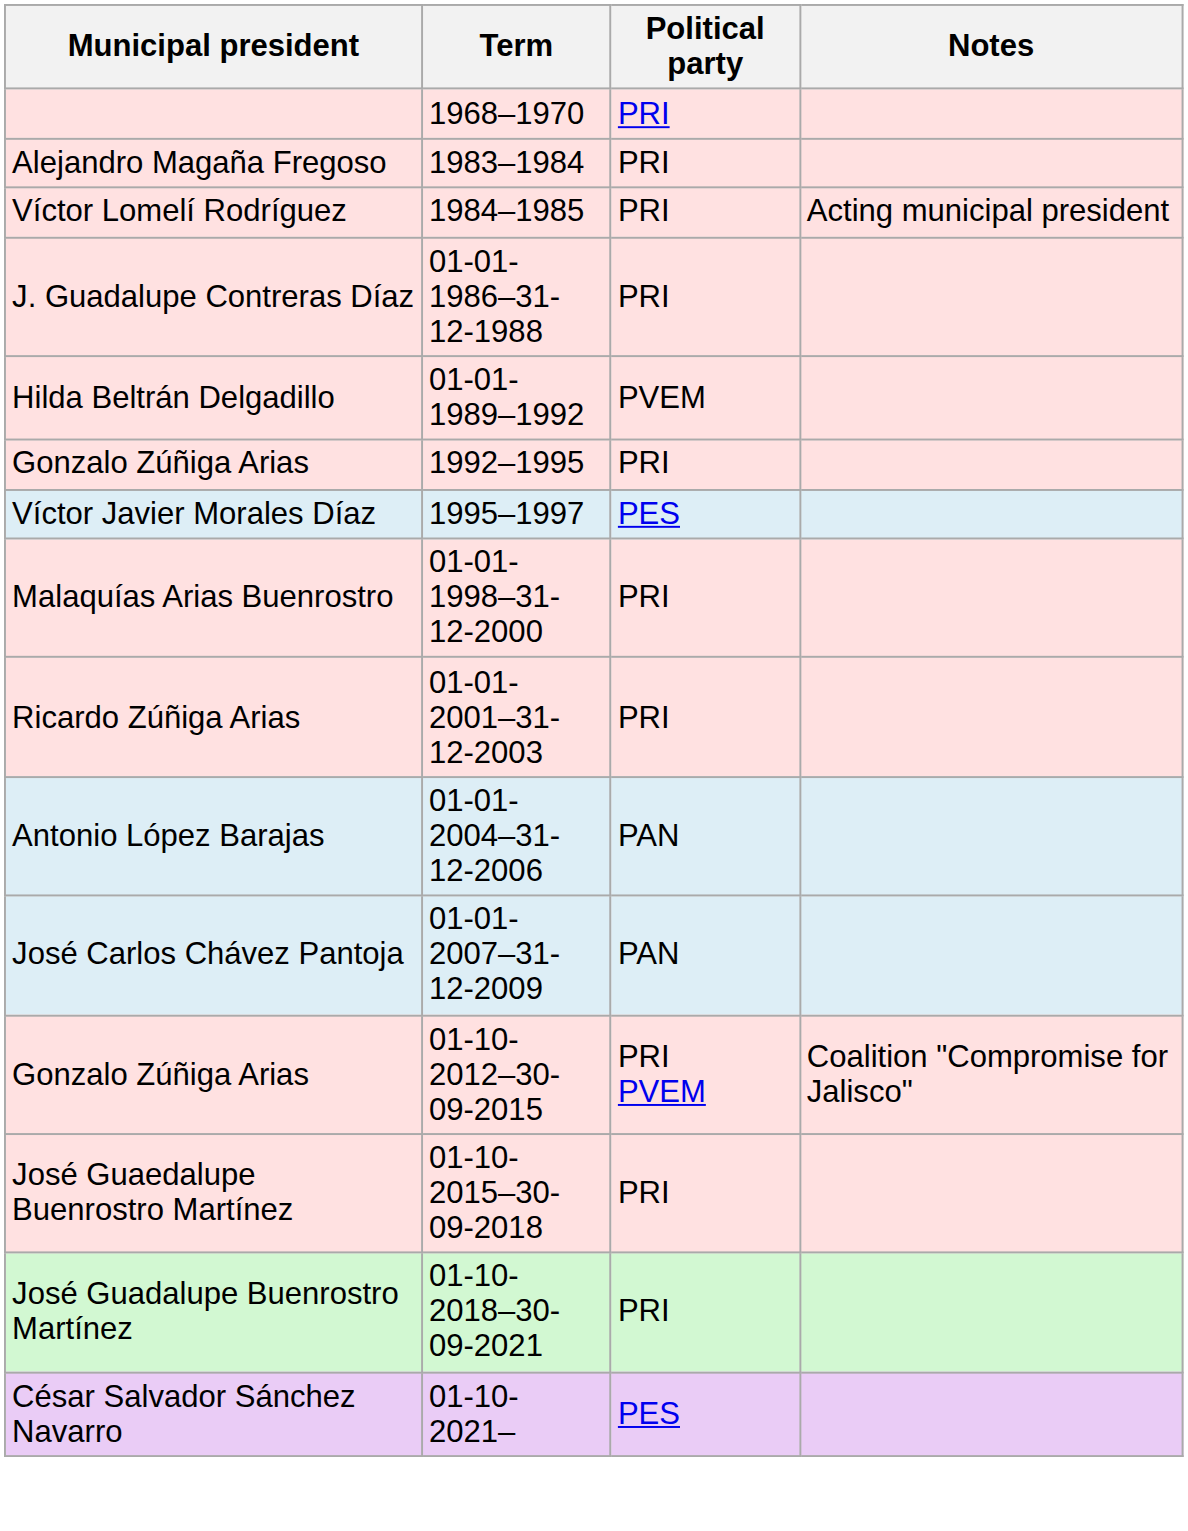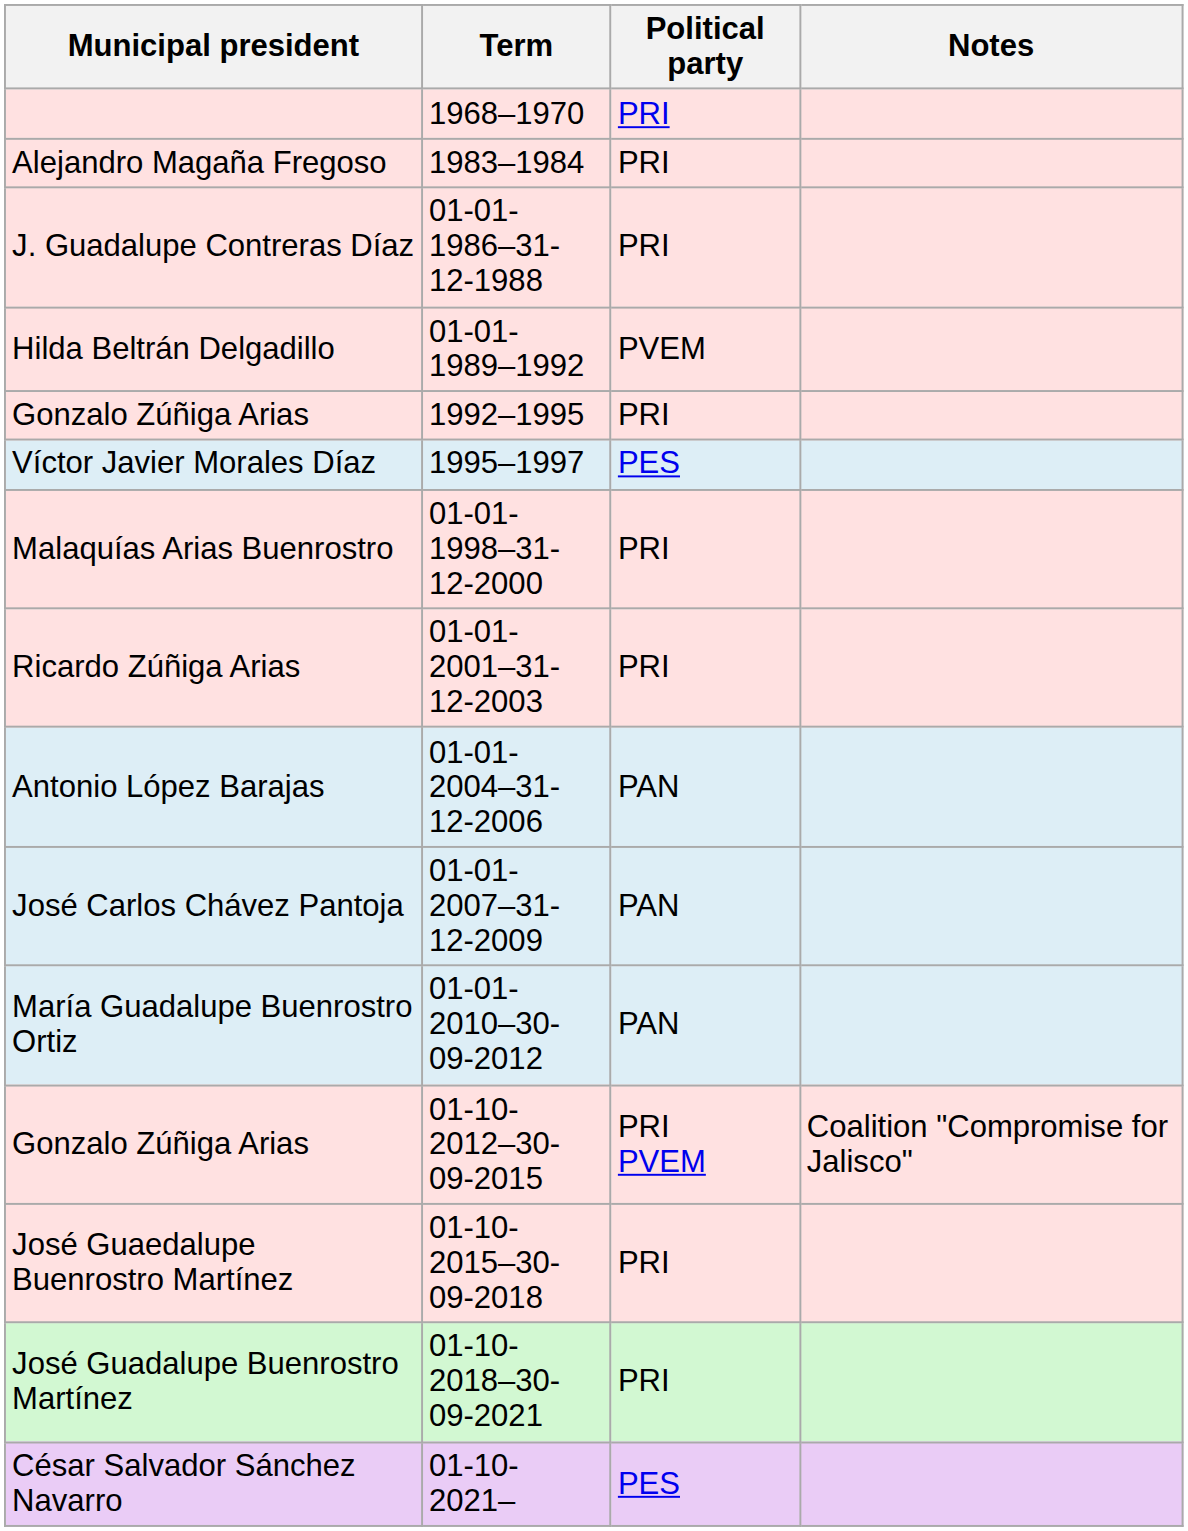- row: (179, 211)
+ row: (212, 1024)
